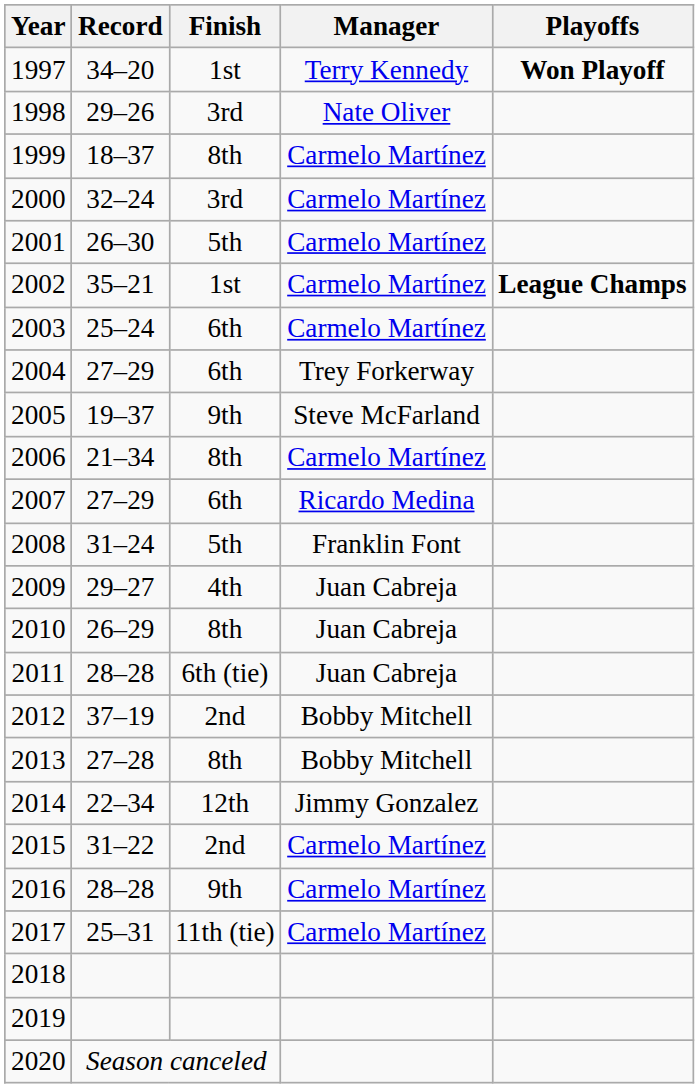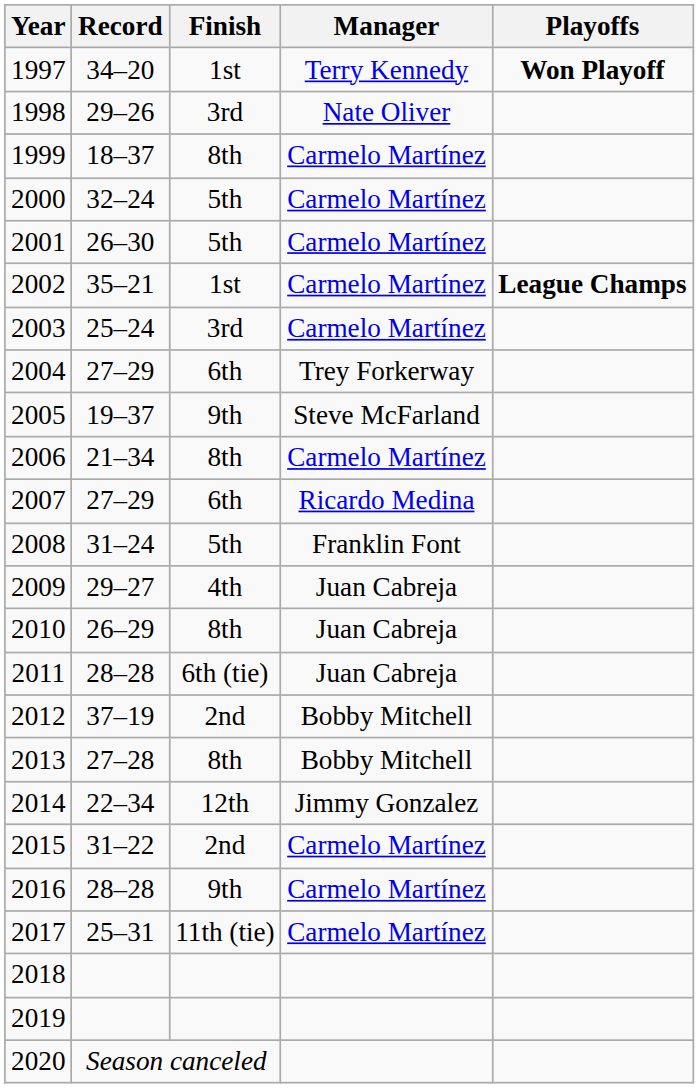(225, 198) 3rd -> (225, 198) 5th
(225, 328) 6th -> (225, 328) 3rd
